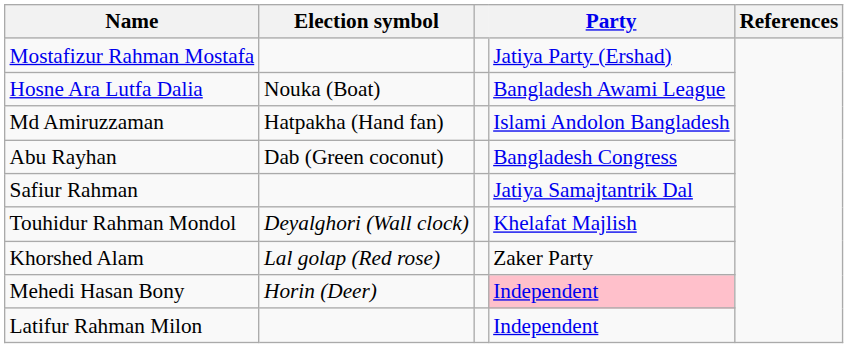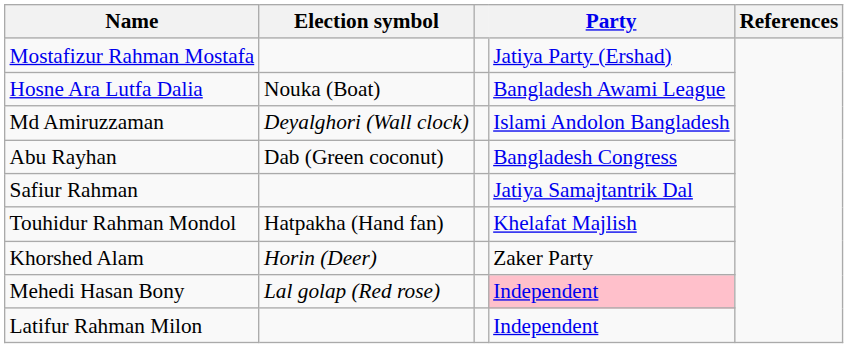(354, 122) Hatpakha (Hand fan) -> (366, 122) Deyalghori (Wall clock)
(366, 223) Deyalghori (Wall clock) -> (354, 223) Hatpakha (Hand fan)
(352, 257) Lal golap (Red rose) -> (320, 257) Horin (Deer)
(320, 291) Horin (Deer) -> (352, 291) Lal golap (Red rose)
